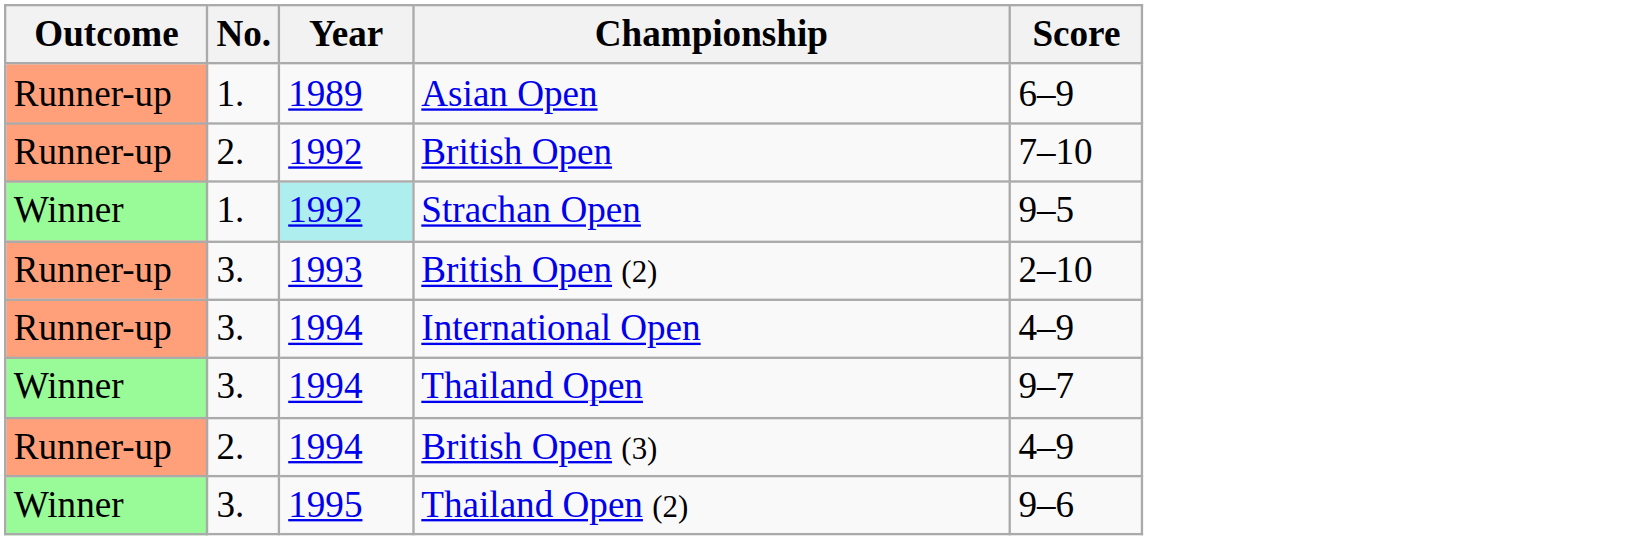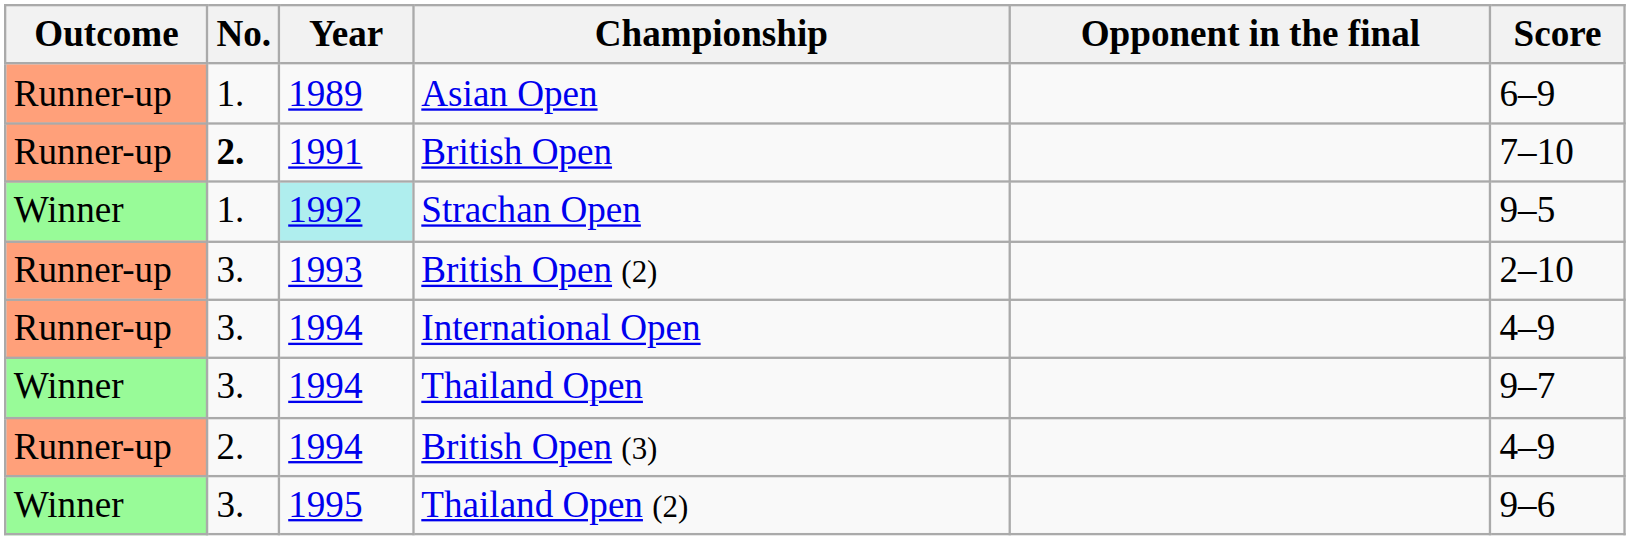+ column: (1250, 33)
(230, 151) normal -> (230, 151) bold
(325, 151) 1992 -> (325, 151) 1991
